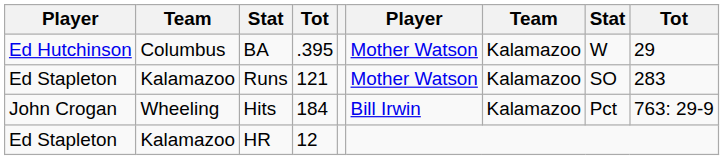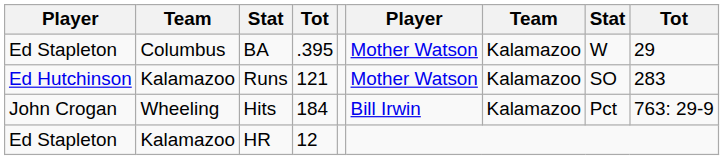(70, 49) Ed Hutchinson -> (63, 49) Ed Stapleton
(63, 79) Ed Stapleton -> (70, 79) Ed Hutchinson
